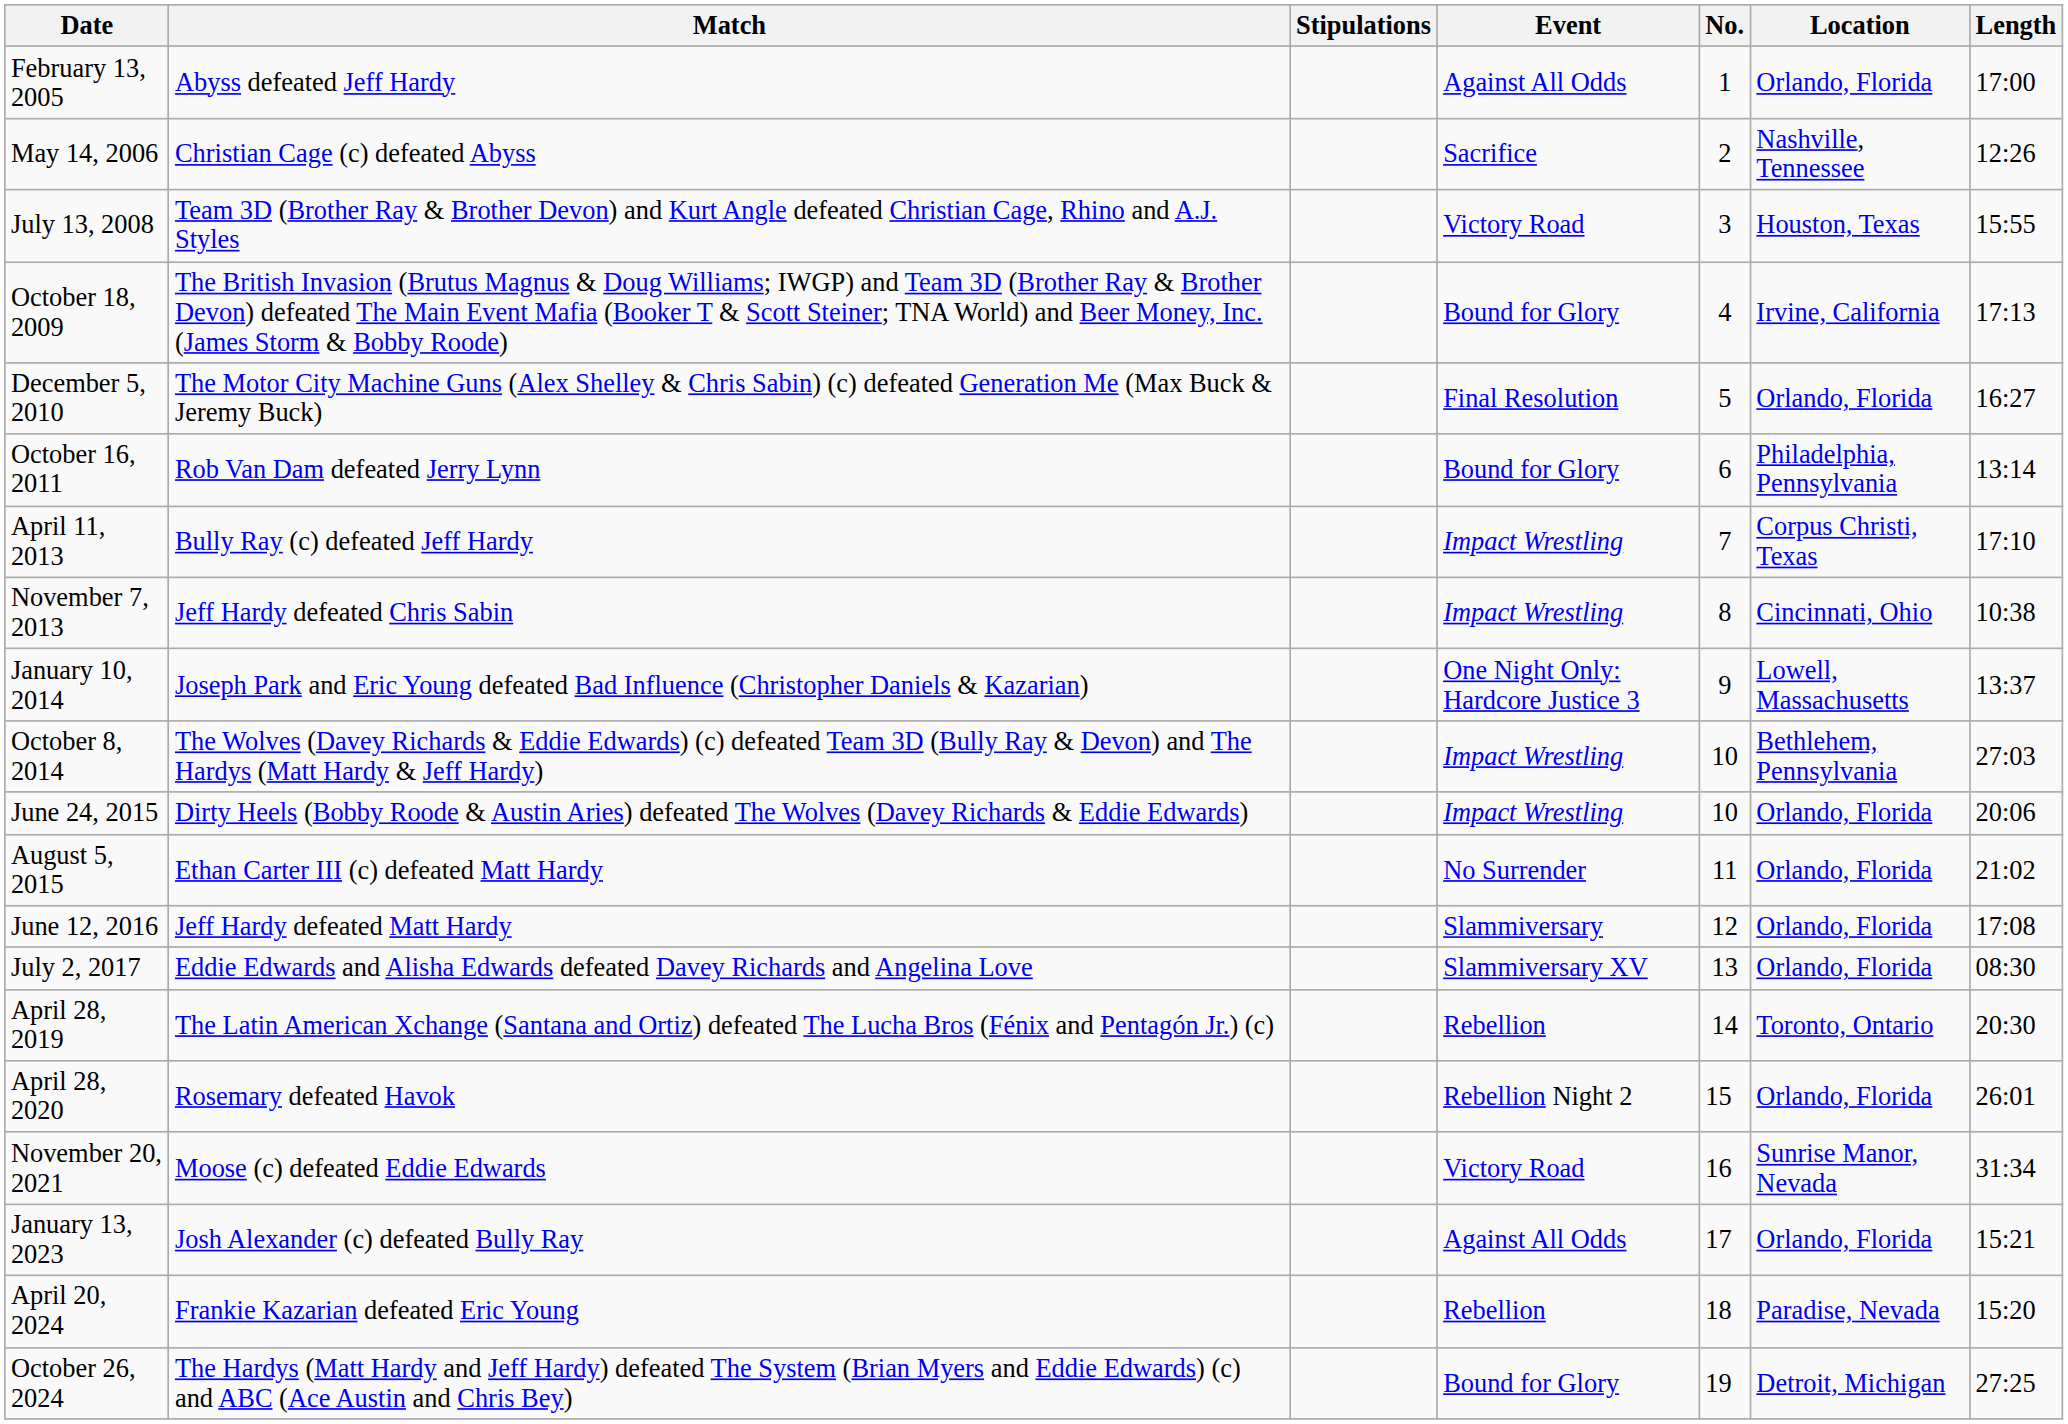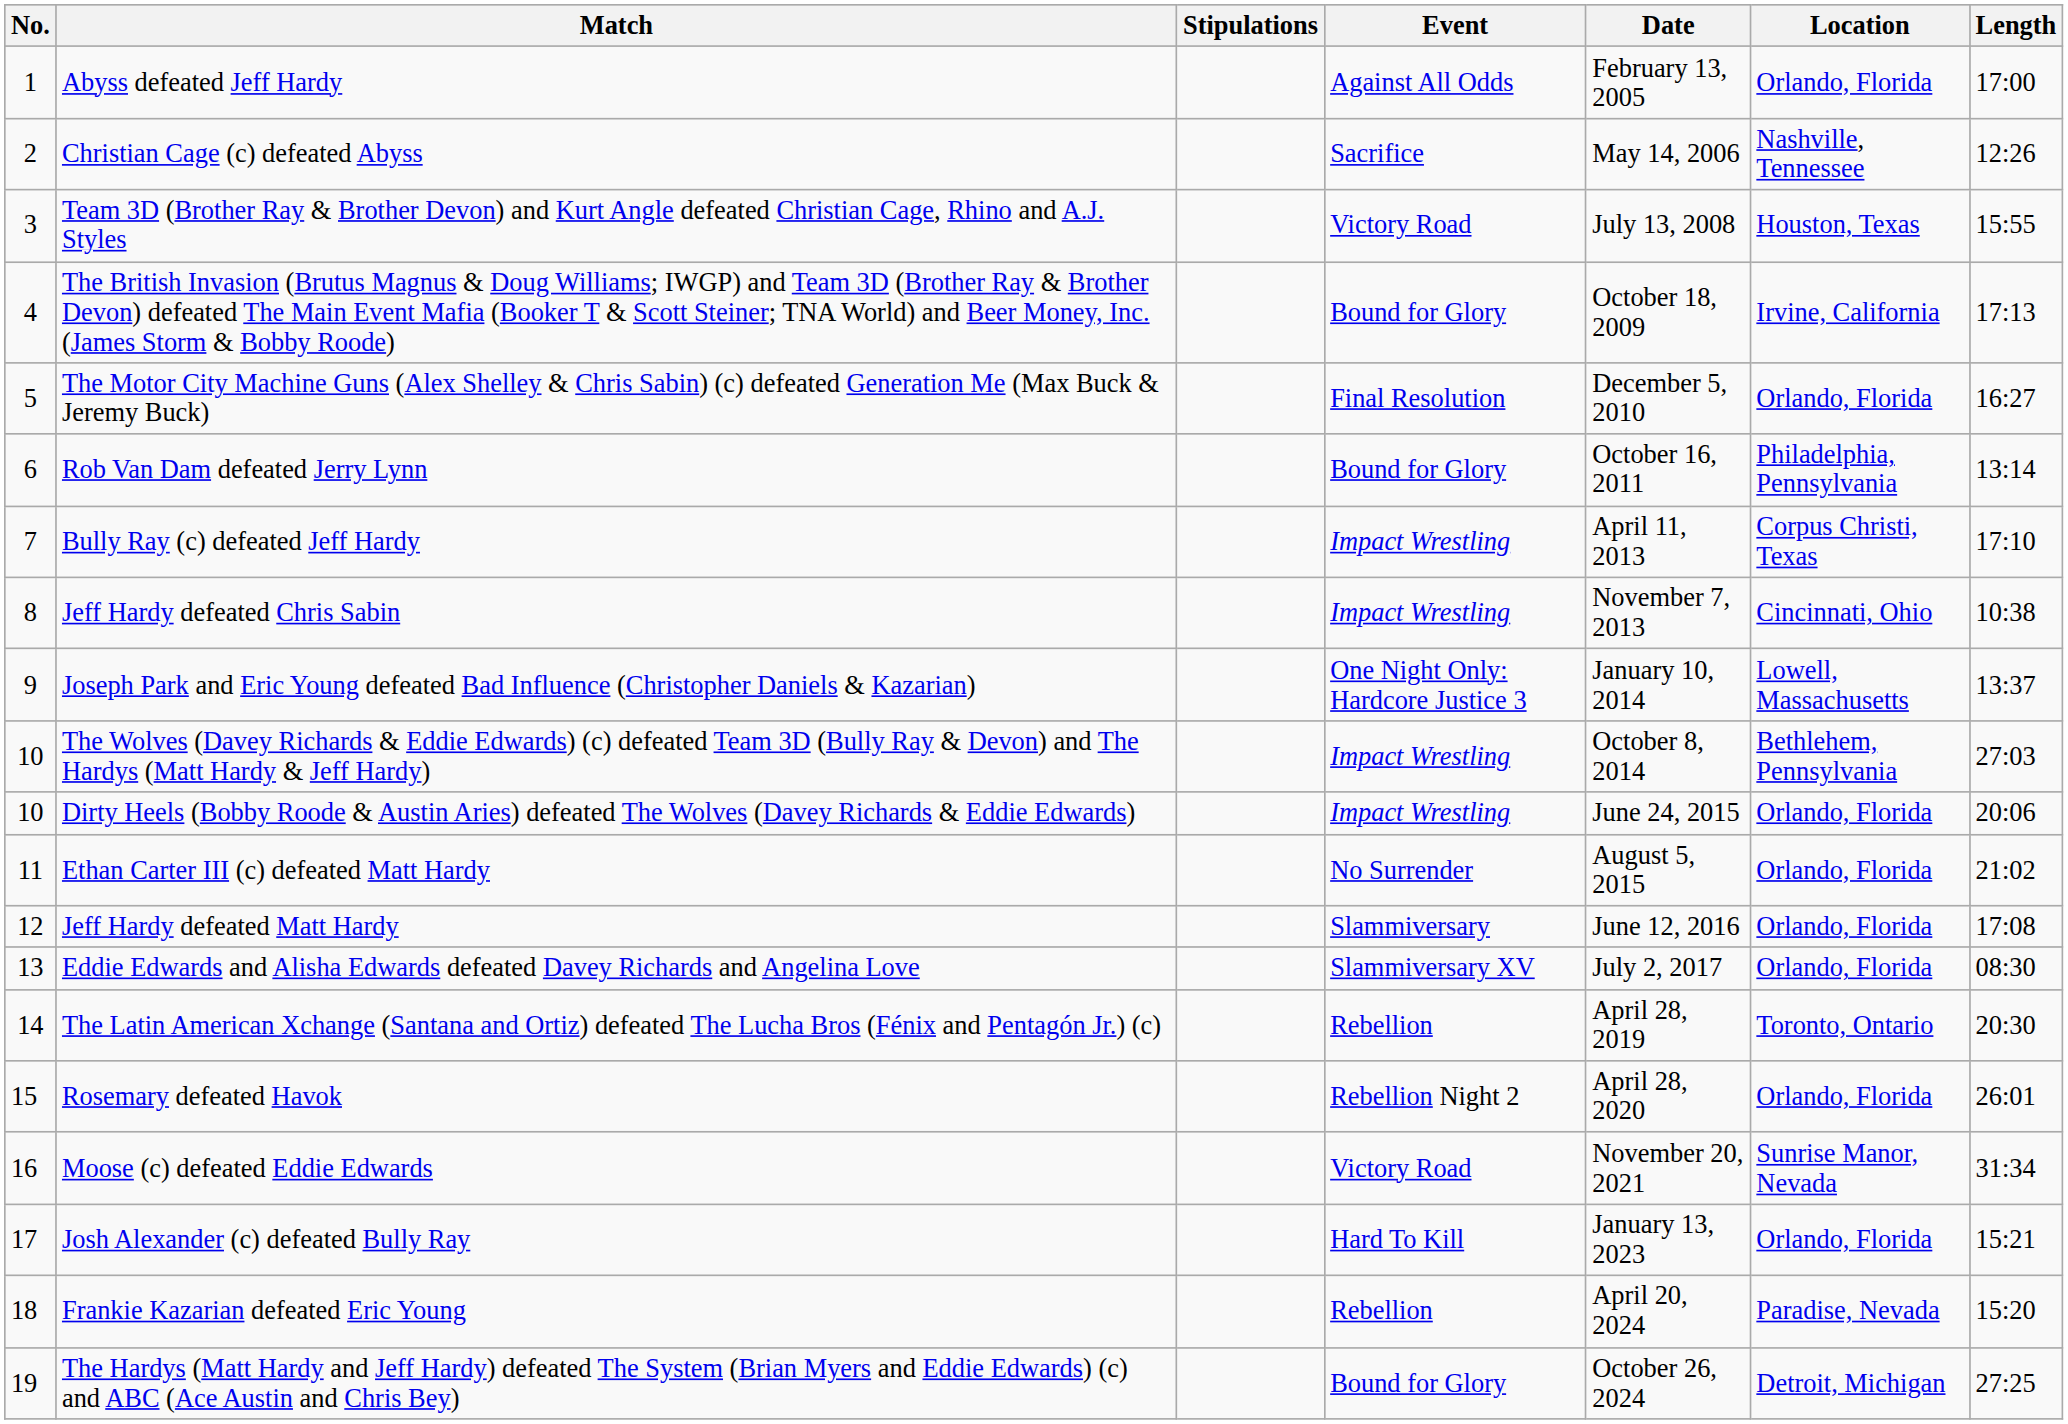columns swapped: (1725, 25) <-> (87, 25)
(1535, 1239) Against All Odds -> (1397, 1239) Hard To Kill
